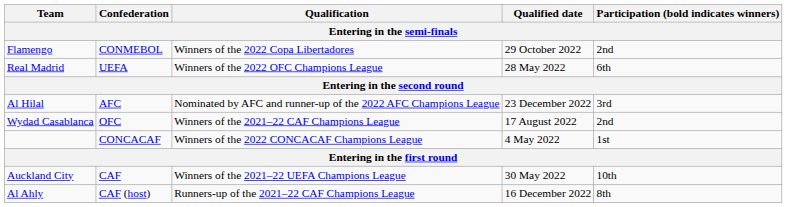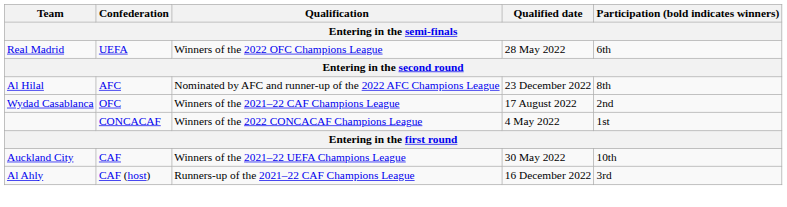- row: (30, 49)
(604, 103) 3rd -> (604, 85) 8th
(604, 193) 8th -> (604, 175) 3rd
